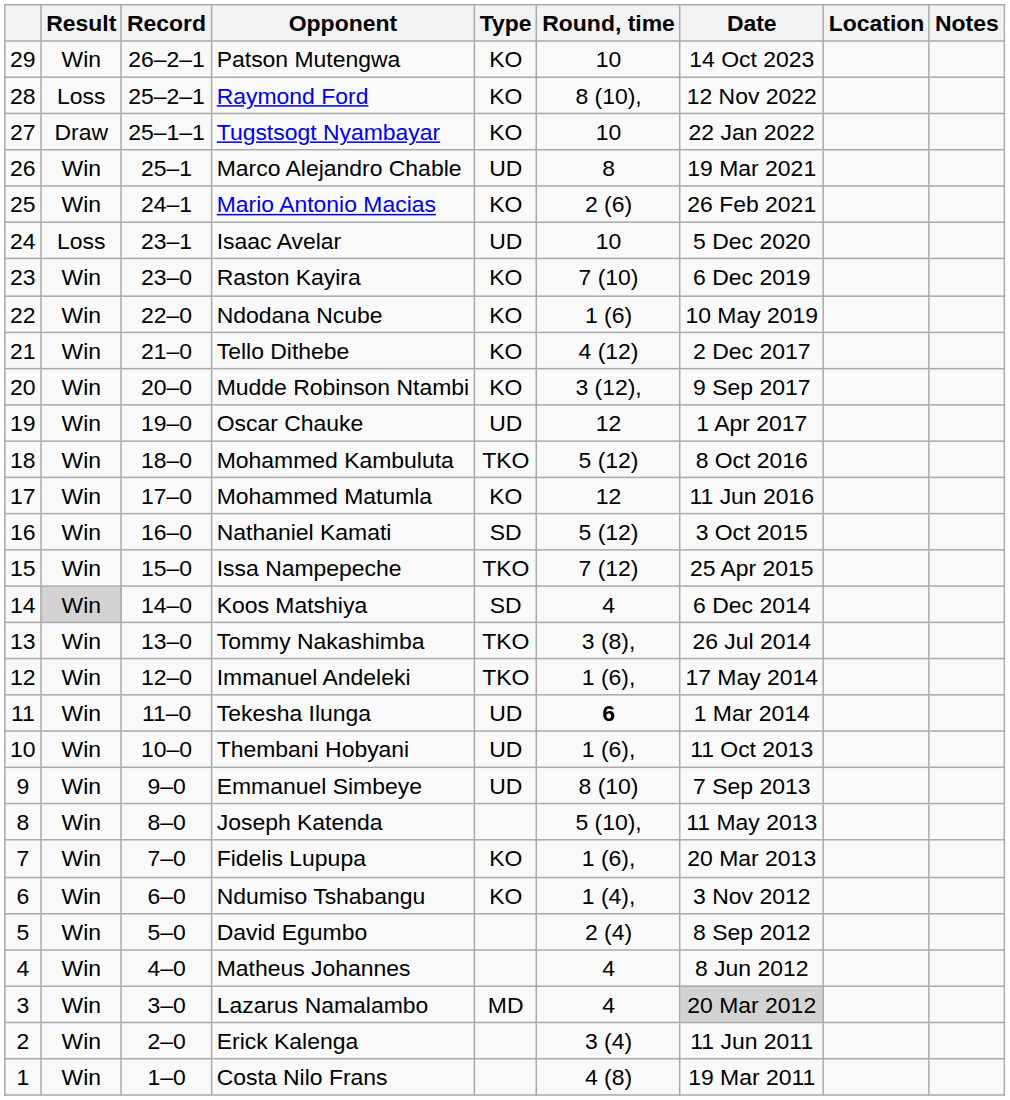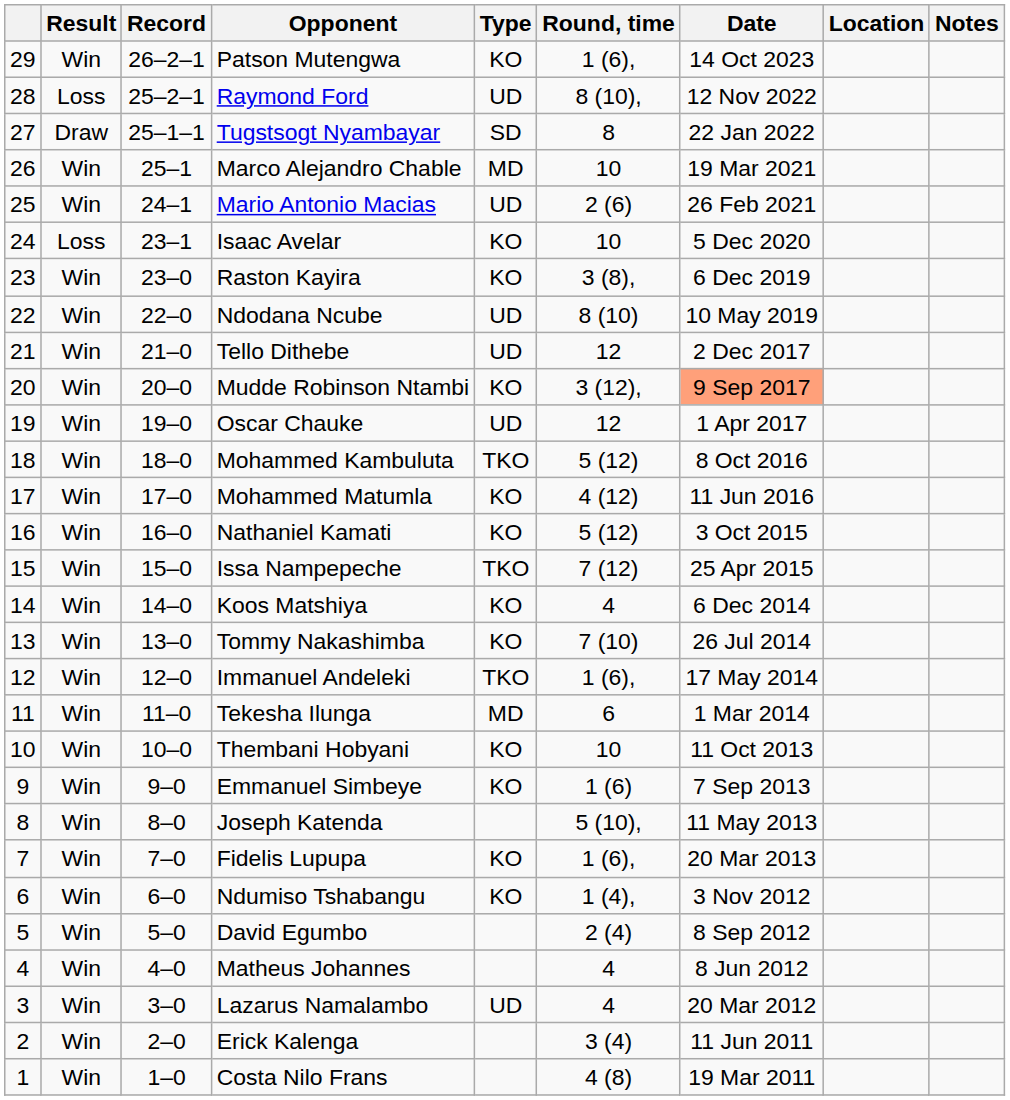(609, 59) 10 -> (609, 59) 1 (6),
(506, 96) KO -> (506, 96) UD
(506, 132) KO -> (506, 132) SD
(609, 132) 10 -> (609, 132) 8
(506, 168) UD -> (506, 168) MD
(609, 168) 8 -> (609, 168) 10
(506, 205) KO -> (506, 205) UD
(506, 241) UD -> (506, 241) KO
(609, 277) 7 (10) -> (609, 277) 3 (8),
(506, 314) KO -> (506, 314) UD
(609, 314) 1 (6) -> (609, 314) 8 (10)
(506, 350) KO -> (506, 350) UD
(609, 350) 4 (12) -> (609, 350) 12
(752, 386) no background -> (752, 386) lightsalmon background
(609, 495) 12 -> (609, 495) 4 (12)
(506, 532) SD -> (506, 532) KO
(81, 604) lightgrey background -> (81, 604) no background
(506, 604) SD -> (506, 604) KO
(506, 641) TKO -> (506, 641) KO
(609, 641) 3 (8), -> (609, 641) 7 (10)
(506, 713) UD -> (506, 713) MD
(609, 713) bold -> (609, 713) normal
(506, 750) UD -> (506, 750) KO
(609, 750) 1 (6), -> (609, 750) 10
(506, 786) UD -> (506, 786) KO
(609, 786) 8 (10) -> (609, 786) 1 (6)
(506, 1004) MD -> (506, 1004) UD
(752, 1004) lightgrey background -> (752, 1004) no background
